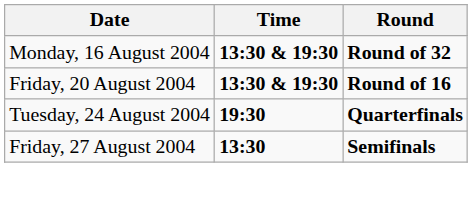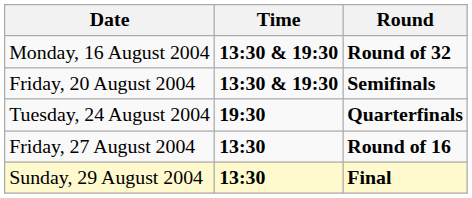(399, 83) Round of 16 -> (391, 83) Semifinals
(391, 146) Semifinals -> (399, 146) Round of 16
+ row: (106, 177)
